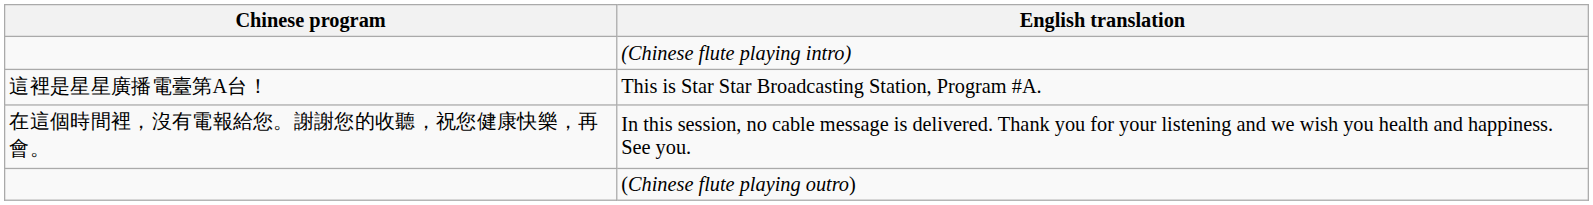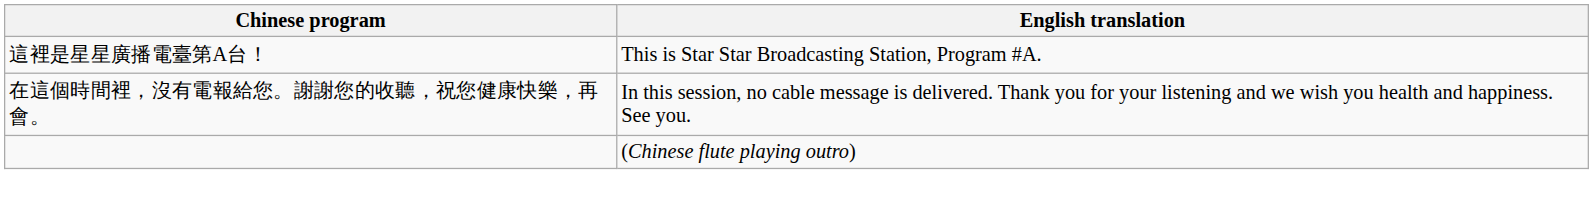- row: (736, 52)
